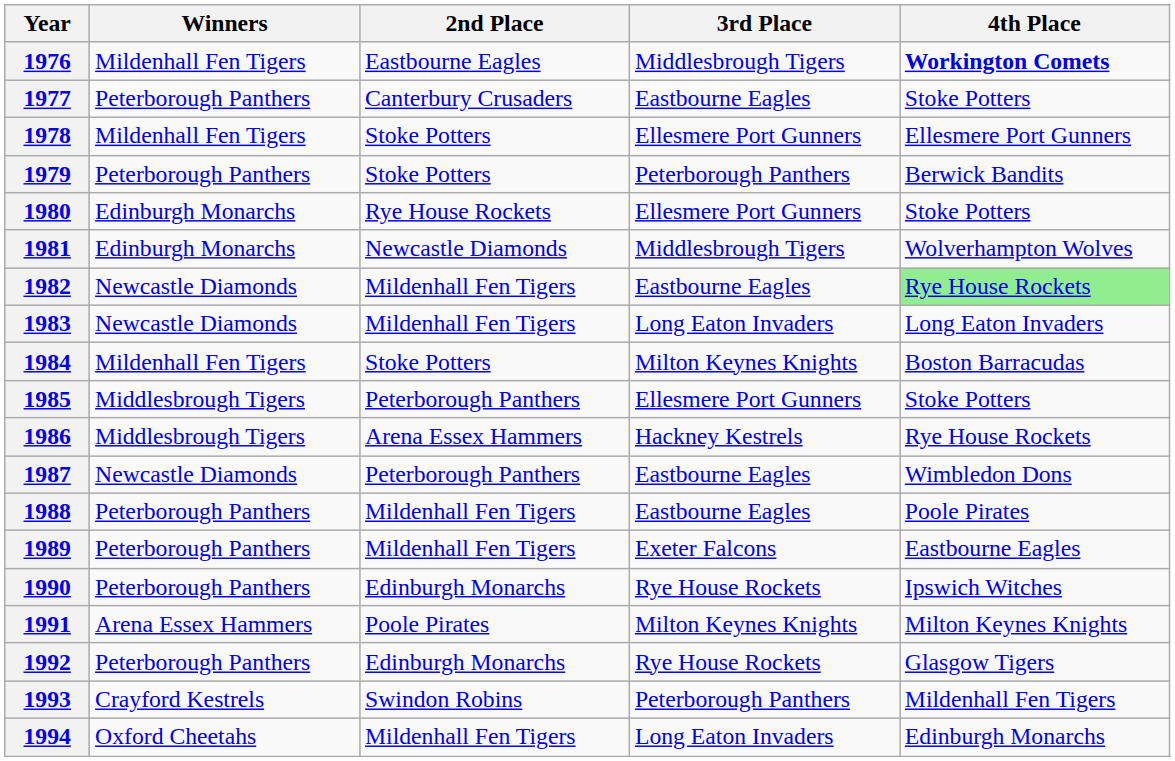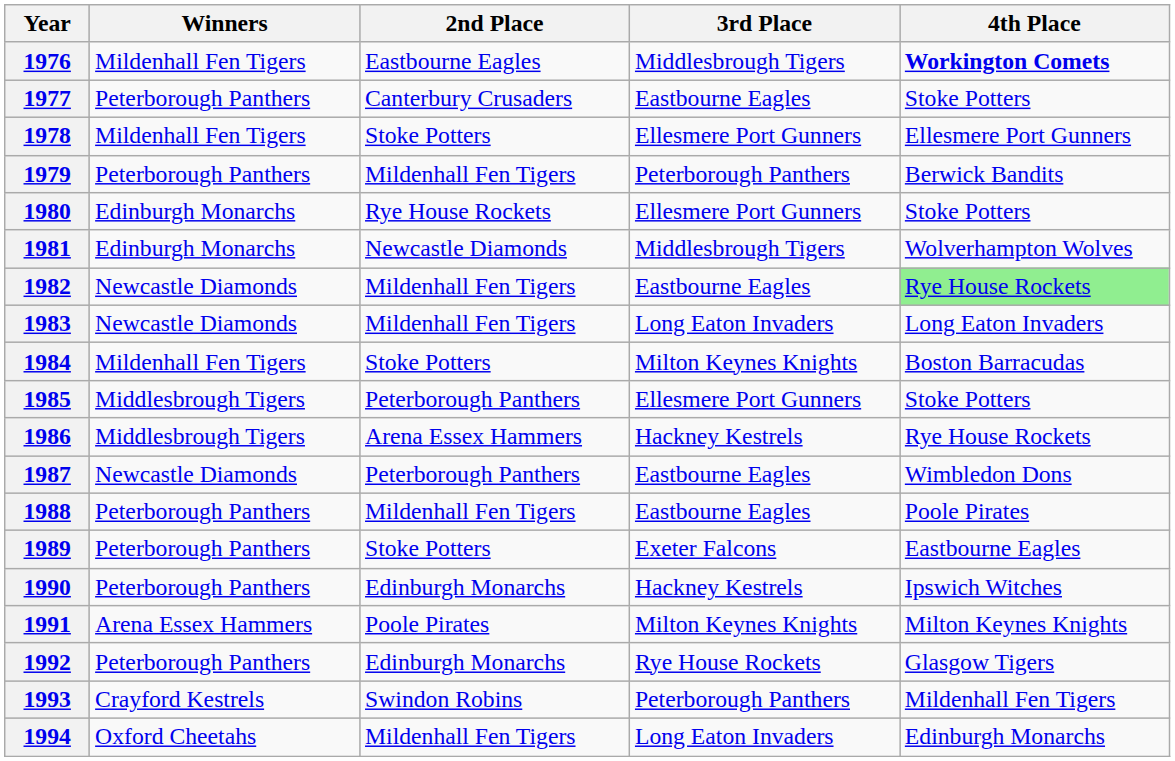(428, 173) Stoke Potters -> (470, 173) Mildenhall Fen Tigers
(470, 549) Mildenhall Fen Tigers -> (428, 549) Stoke Potters
(728, 586) Rye House Rockets -> (719, 586) Hackney Kestrels
